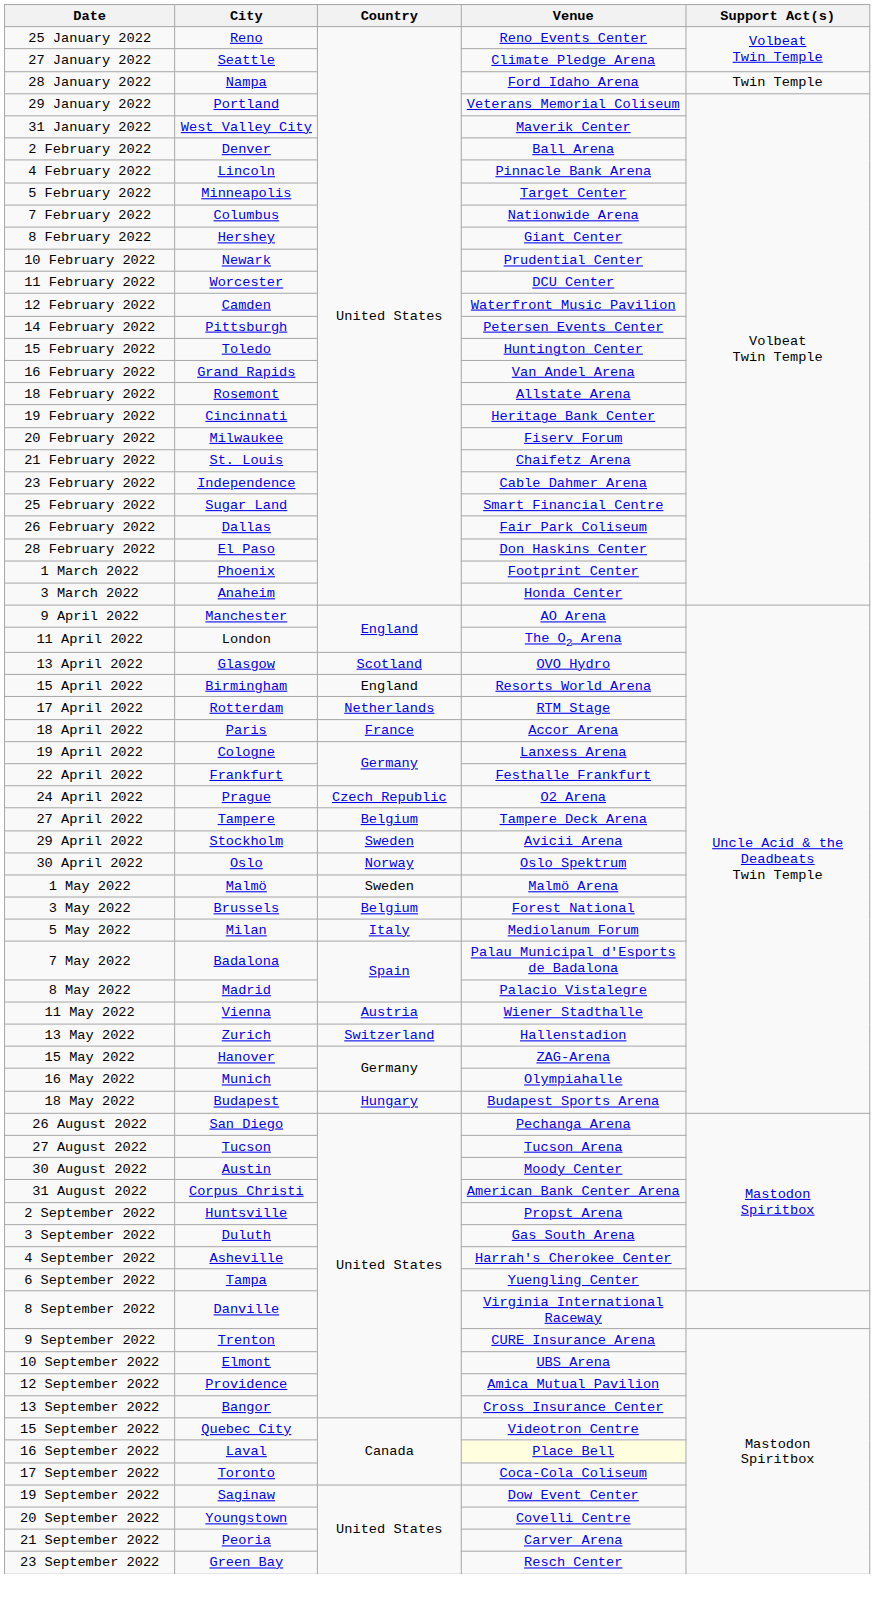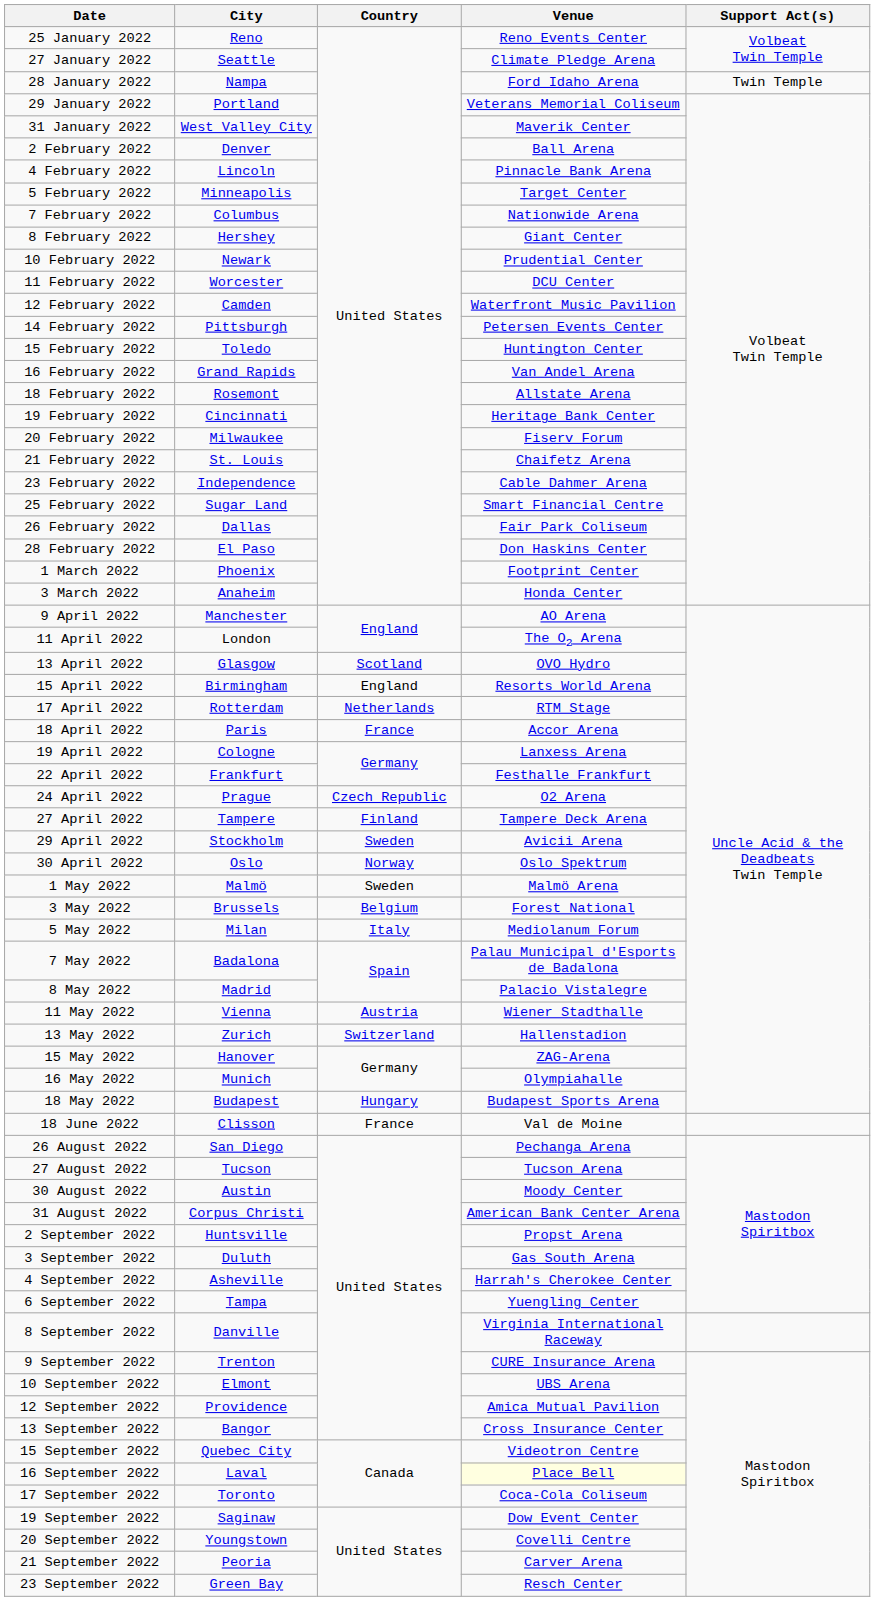(389, 819) Belgium -> (389, 819) Finland
+ row: (90, 1124)
